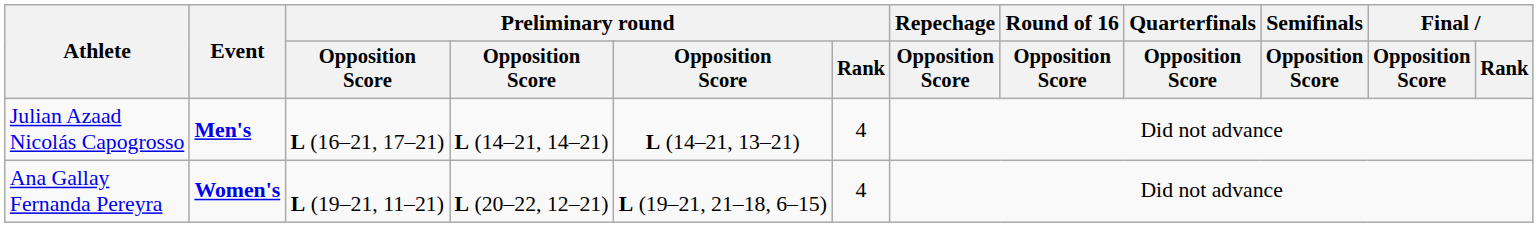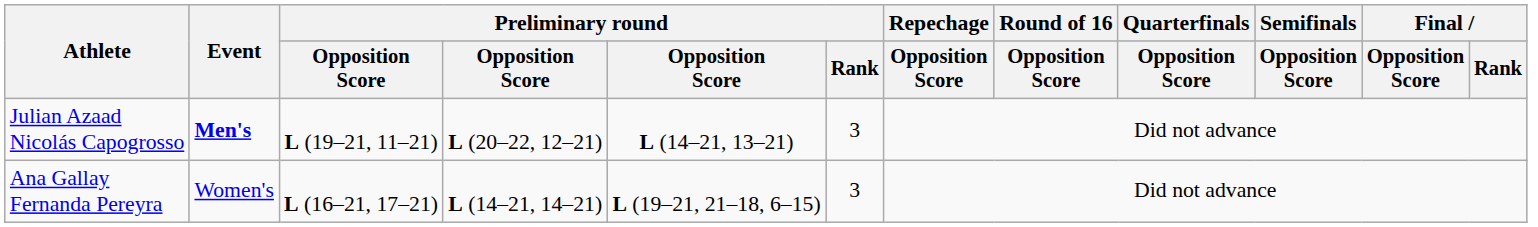(367, 142) L (16–21, 17–21) -> (361, 142) L (19–21, 11–21)
(532, 142) L (14–21, 14–21) -> (525, 142) L (20–22, 12–21)
(861, 129) 4 -> (855, 129) 3
(237, 191) bold -> (234, 191) normal
(367, 203) L (19–21, 11–21) -> (361, 203) L (16–21, 17–21)
(532, 203) L (20–22, 12–21) -> (525, 203) L (14–21, 14–21)
(861, 191) 4 -> (855, 191) 3
